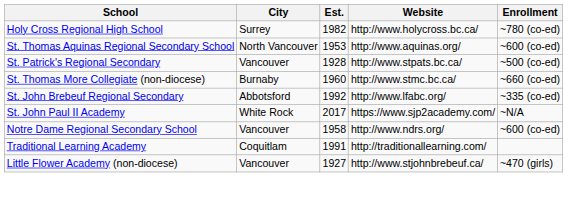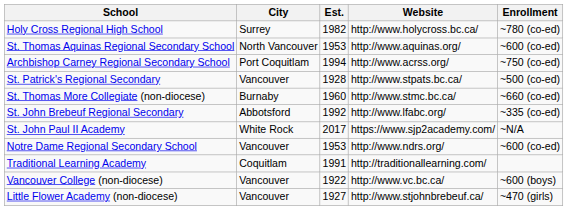+ row: (118, 63)
(334, 130) 1958 -> (334, 146) 1953
+ row: (85, 180)
